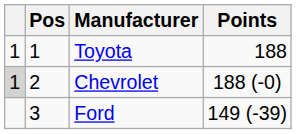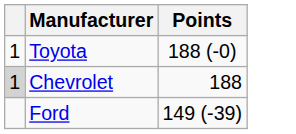- column: (47, 20)
(271, 51) 188 -> (202, 51) 188 (-0)
(247, 82) 188 (-0) -> (226, 82) 188
